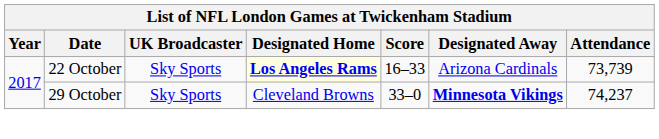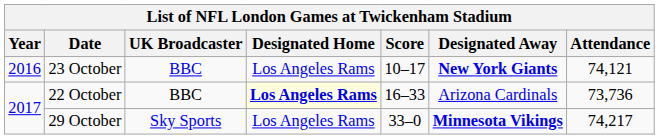+ row: (85, 69)
(186, 69) Sky Sports -> (186, 95) BBC
(610, 69) 73,739 -> (610, 95) 73,736
(313, 95) Cleveland Browns -> (313, 120) Los Angeles Rams
(610, 95) 74,237 -> (610, 120) 74,217
